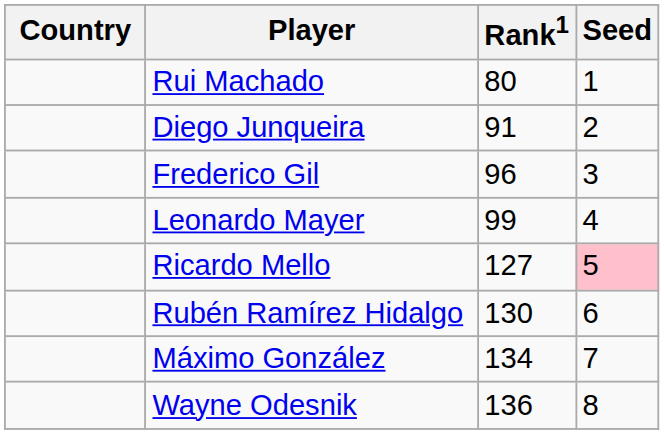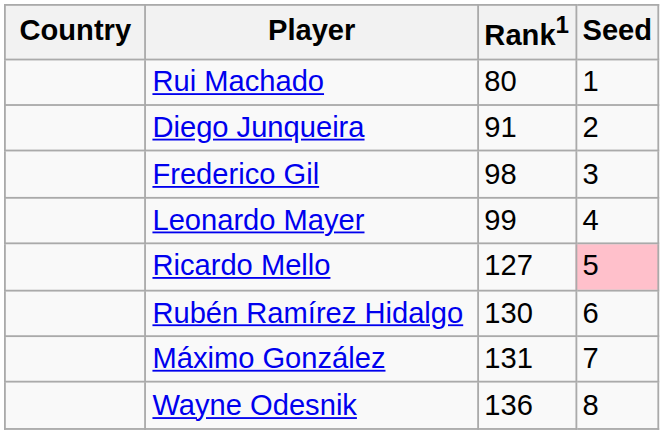(501, 174) 96 -> (501, 174) 98
(509, 358) 134 -> (509, 358) 131
